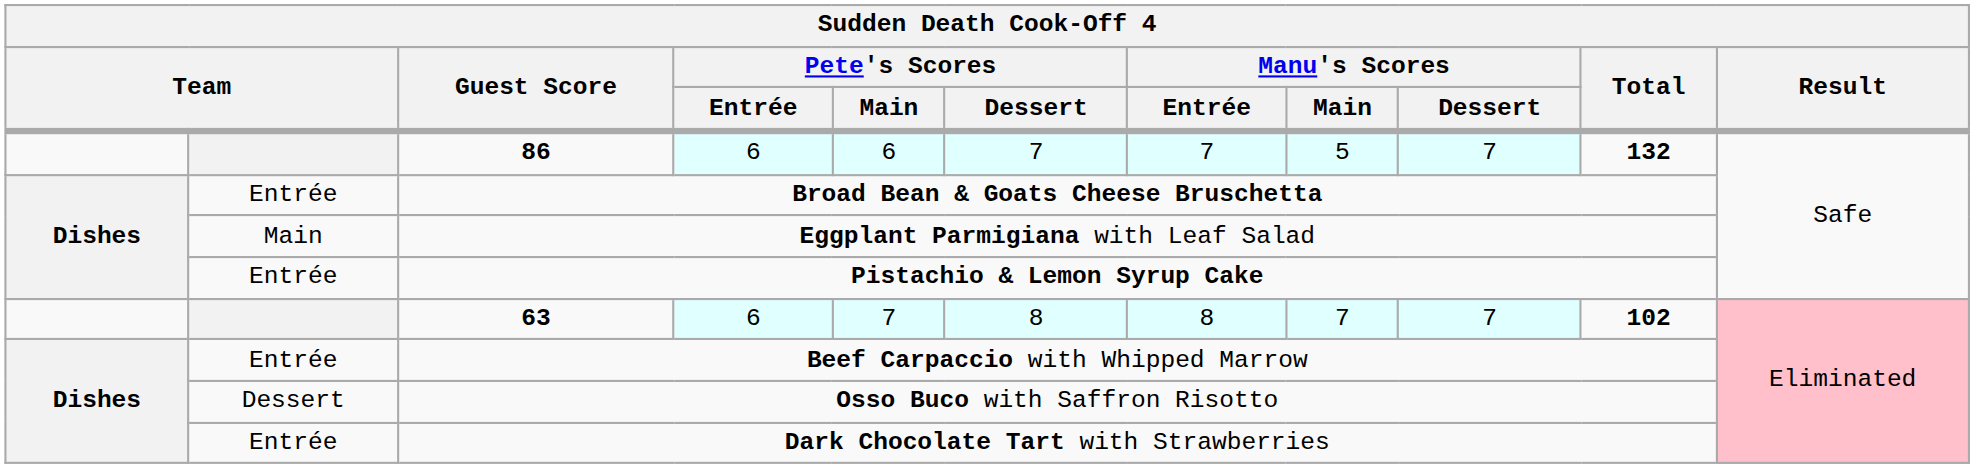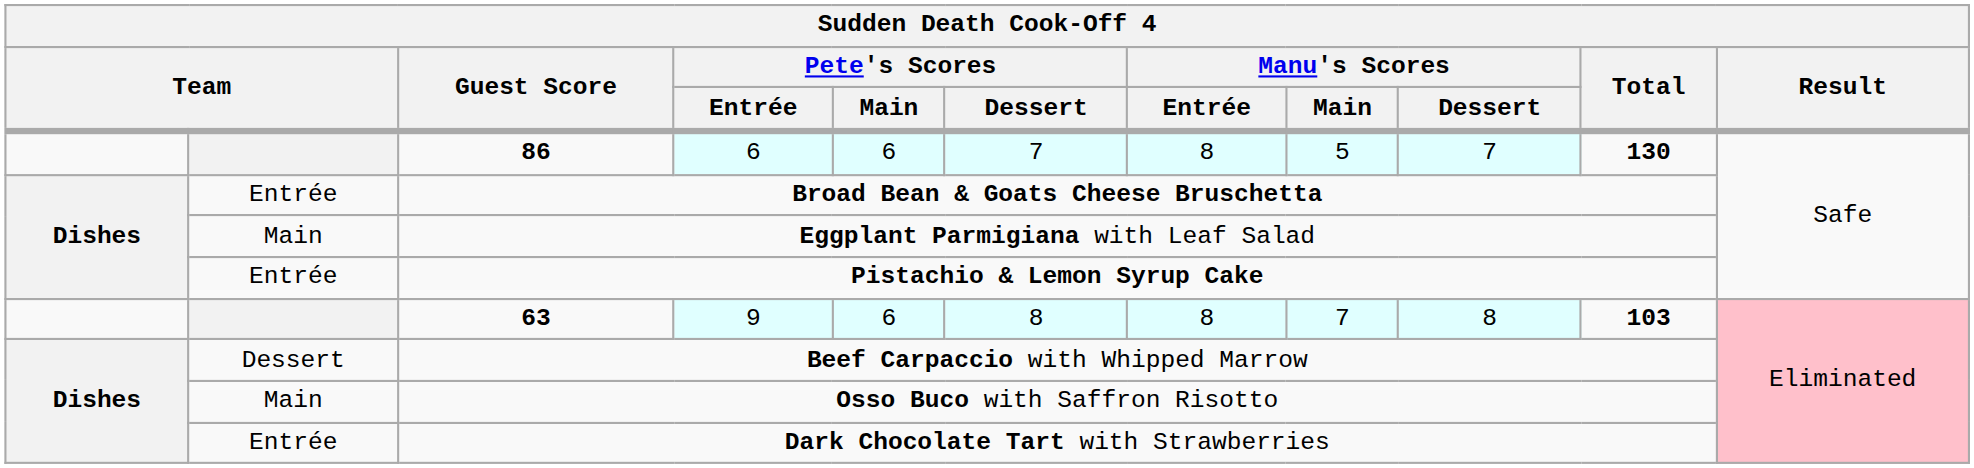(1207, 153) 7 -> (1207, 153) 8
(1649, 153) 132 -> (1649, 153) 130
(753, 319) 6 -> (753, 319) 9
(889, 319) 7 -> (889, 319) 6
(1490, 319) 7 -> (1490, 319) 8
(1649, 319) 102 -> (1649, 319) 103
(293, 360) Entrée -> (293, 360) Dessert
(293, 401) Dessert -> (293, 401) Main
